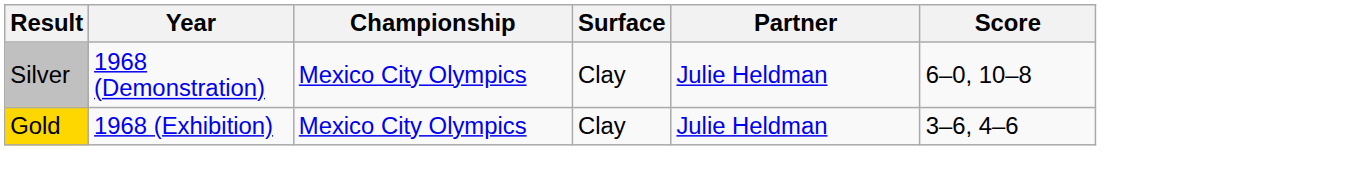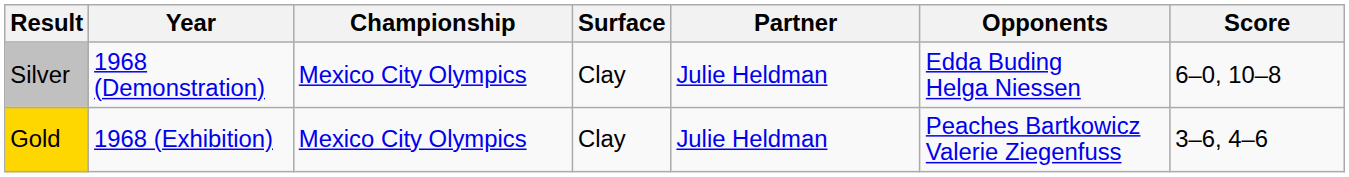+ column: (1045, 23)
